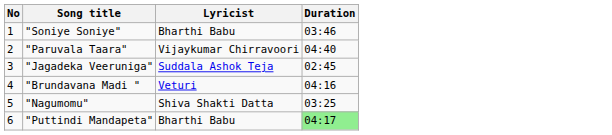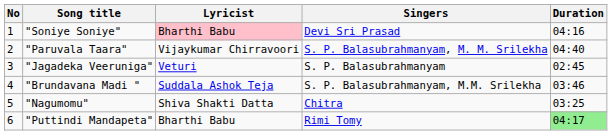+ column: (426, 13)
(197, 31) no background -> (197, 31) pink background
(320, 31) 03:46 -> (569, 31) 04:16
(216, 67) Suddala Ashok Teja -> (177, 67) Veturi
(177, 85) Veturi -> (216, 85) Suddala Ashok Teja
(320, 85) 04:16 -> (569, 85) 03:46
